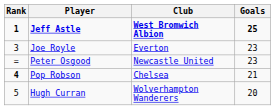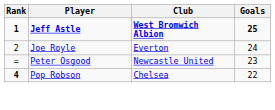(16, 48) 3 -> (16, 48) 2
(253, 48) 23 -> (253, 48) 24
(253, 75) 21 -> (253, 75) 22
- row: (58, 93)
